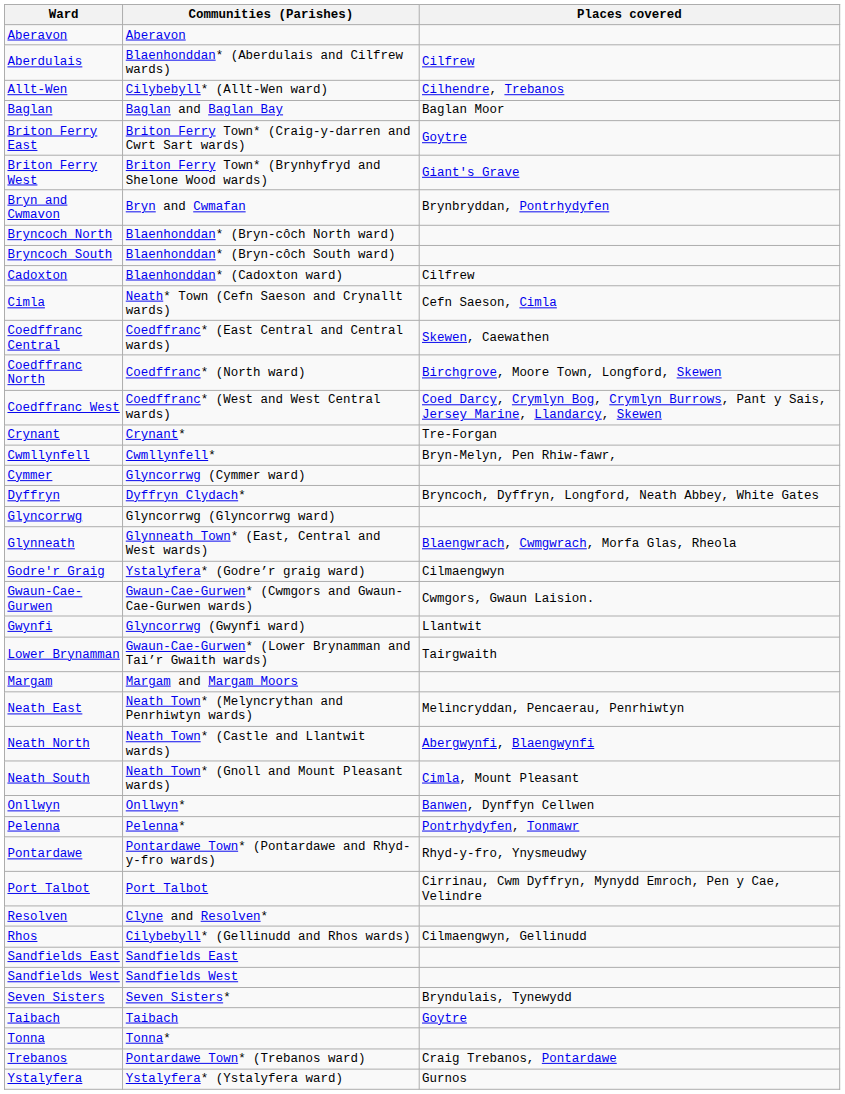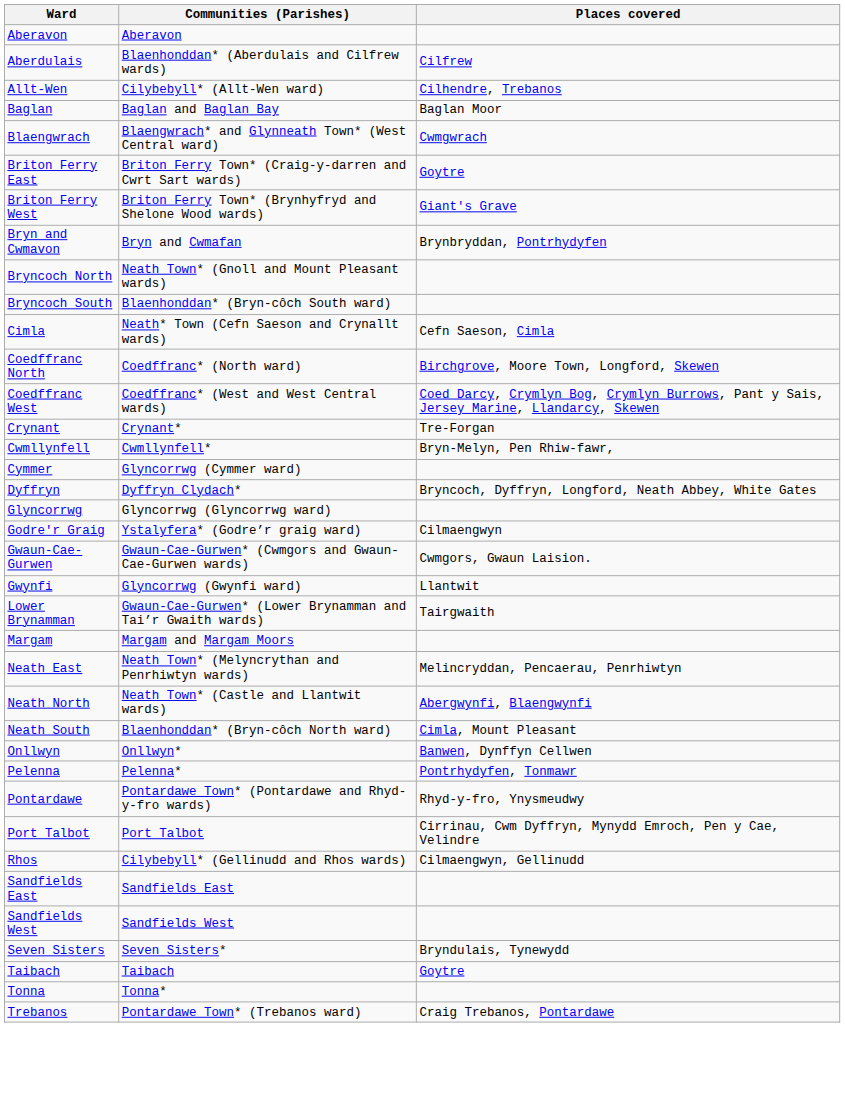+ row: (49, 138)
(261, 235) Blaenhonddan* (Bryn-côch North ward) -> (260, 277) Neath Town* (Gnoll and Mount Pleasant wards)
- row: (37, 276)
- row: (45, 338)
- row: (41, 544)
(264, 779) Neath Town* (Gnoll and Mount Pleasant wards) -> (257, 731) Blaenhonddan* (Bryn-côch North ward)
- row: (37, 916)
- row: (45, 1079)
